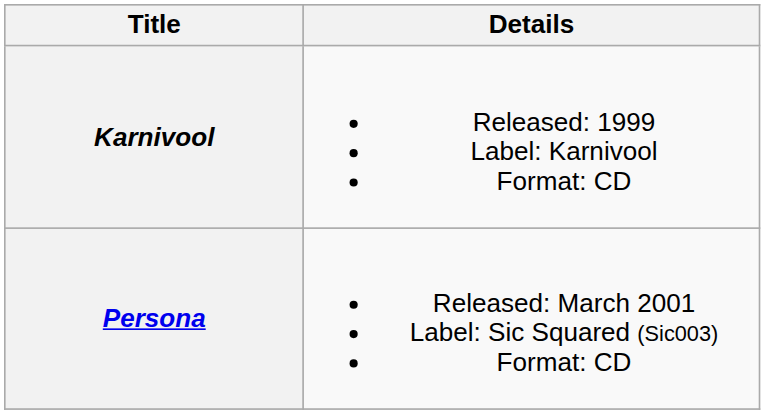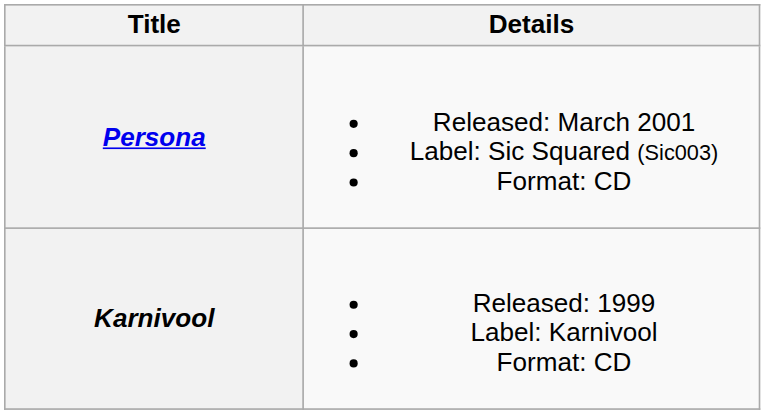rows swapped: (154, 136) <-> (154, 318)
